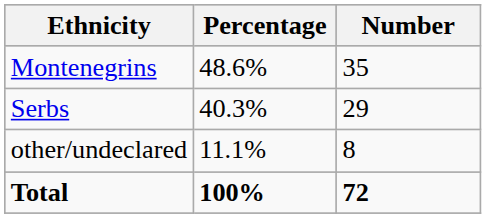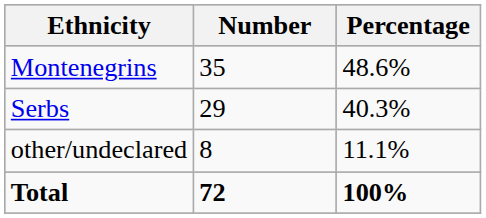columns swapped: (408, 25) <-> (265, 25)
